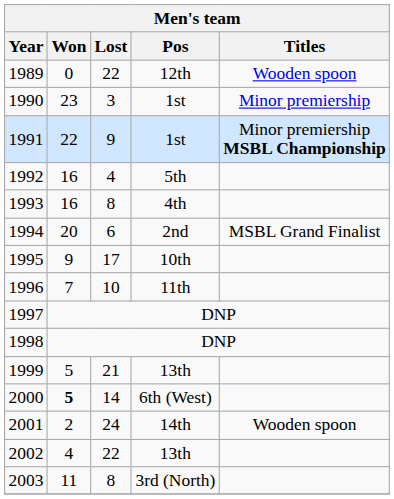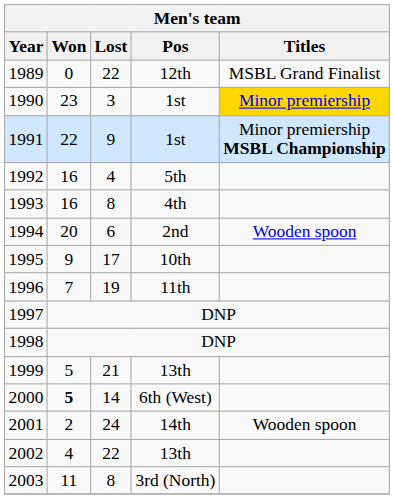(305, 73) Wooden spoon -> (305, 73) MSBL Grand Finalist
(305, 101) no background -> (305, 101) gold background
(305, 231) MSBL Grand Finalist -> (305, 231) Wooden spoon
(111, 286) 10 -> (111, 286) 19
